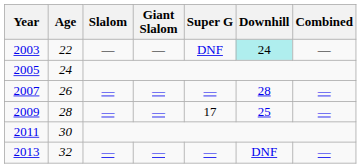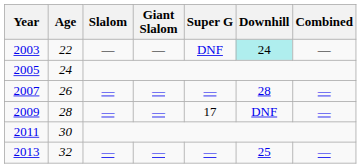(264, 111) 25 -> (264, 111) DNF
(264, 152) DNF -> (264, 152) 25
